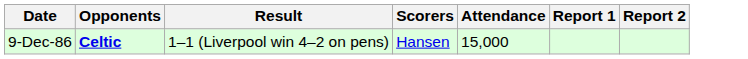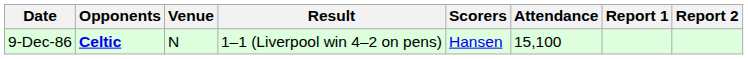+ column: (191, 16)
(485, 41) 15,000 -> (538, 41) 15,100
